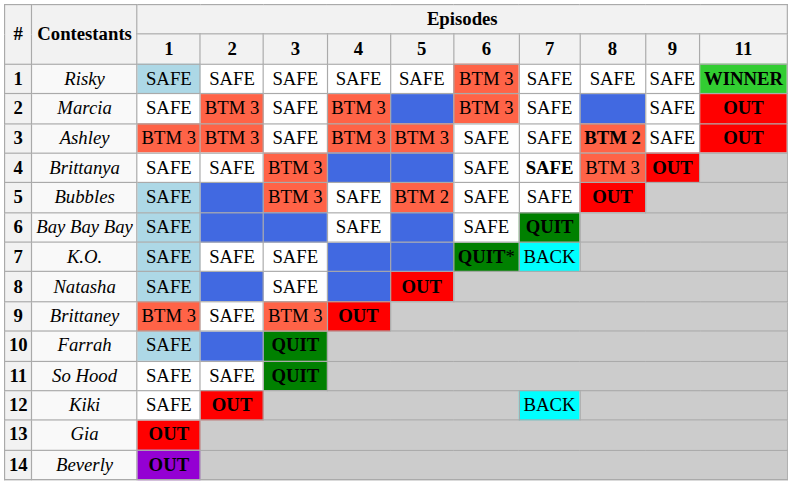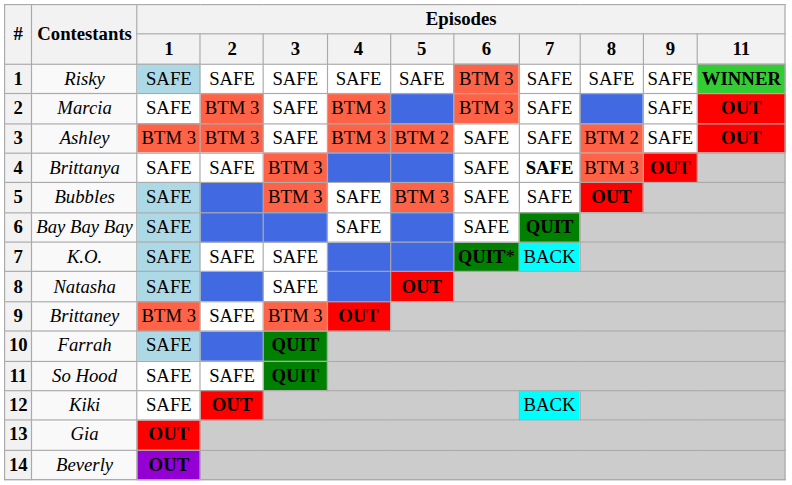(422, 138) BTM 3 -> (422, 138) BTM 2
(613, 138) bold -> (612, 138) normal
(422, 197) BTM 2 -> (422, 197) BTM 3
